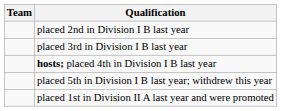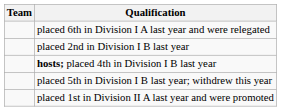+ row: (153, 30)
- row: (112, 47)
